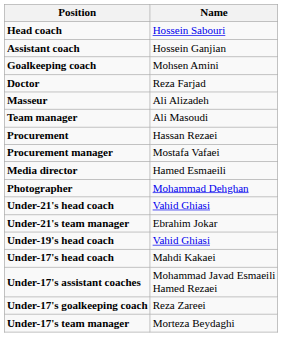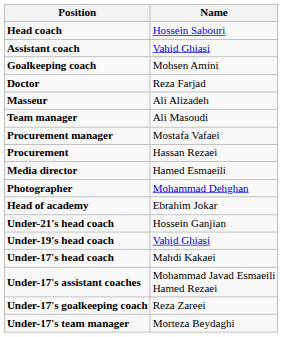(189, 48) Hossein Ganjian -> (181, 48) Vahid Ghiasi
rows swapped: (60, 153) <-> (38, 135)
+ row: (48, 205)
(181, 205) Vahid Ghiasi -> (189, 223) Hossein Ganjian
- row: (68, 223)
